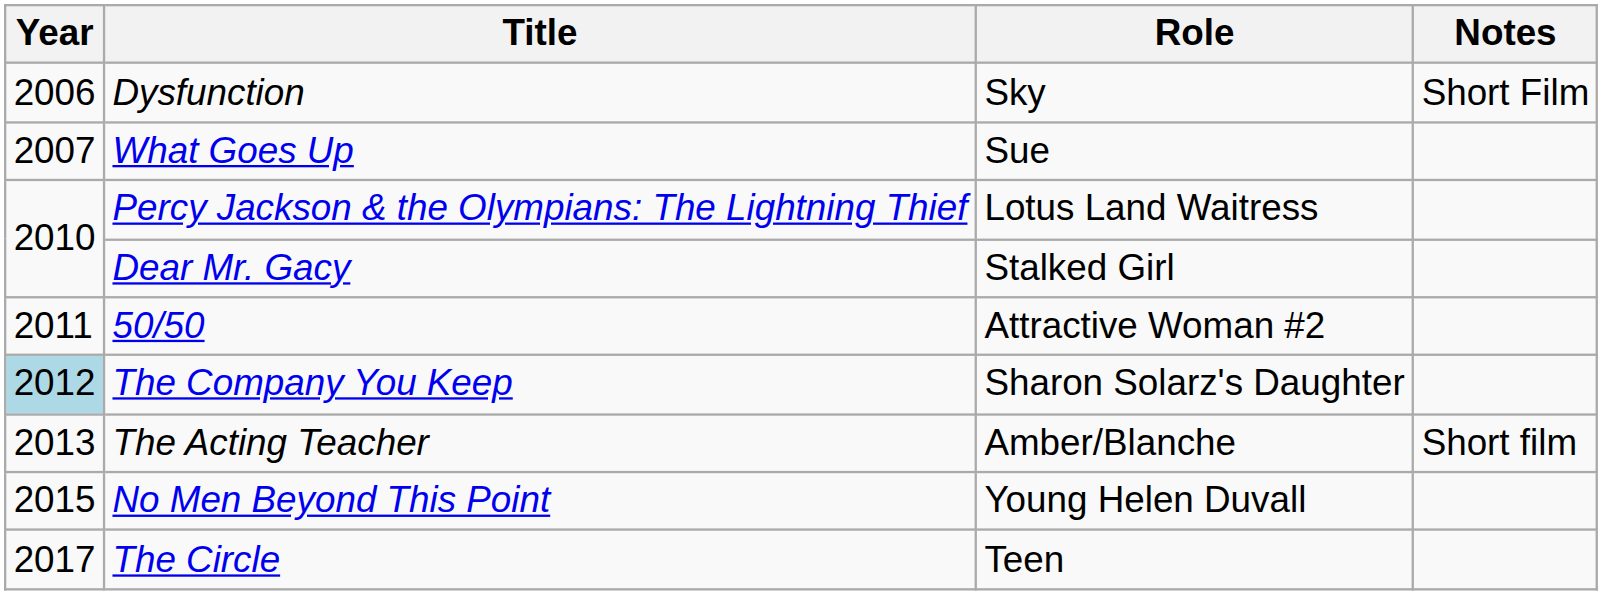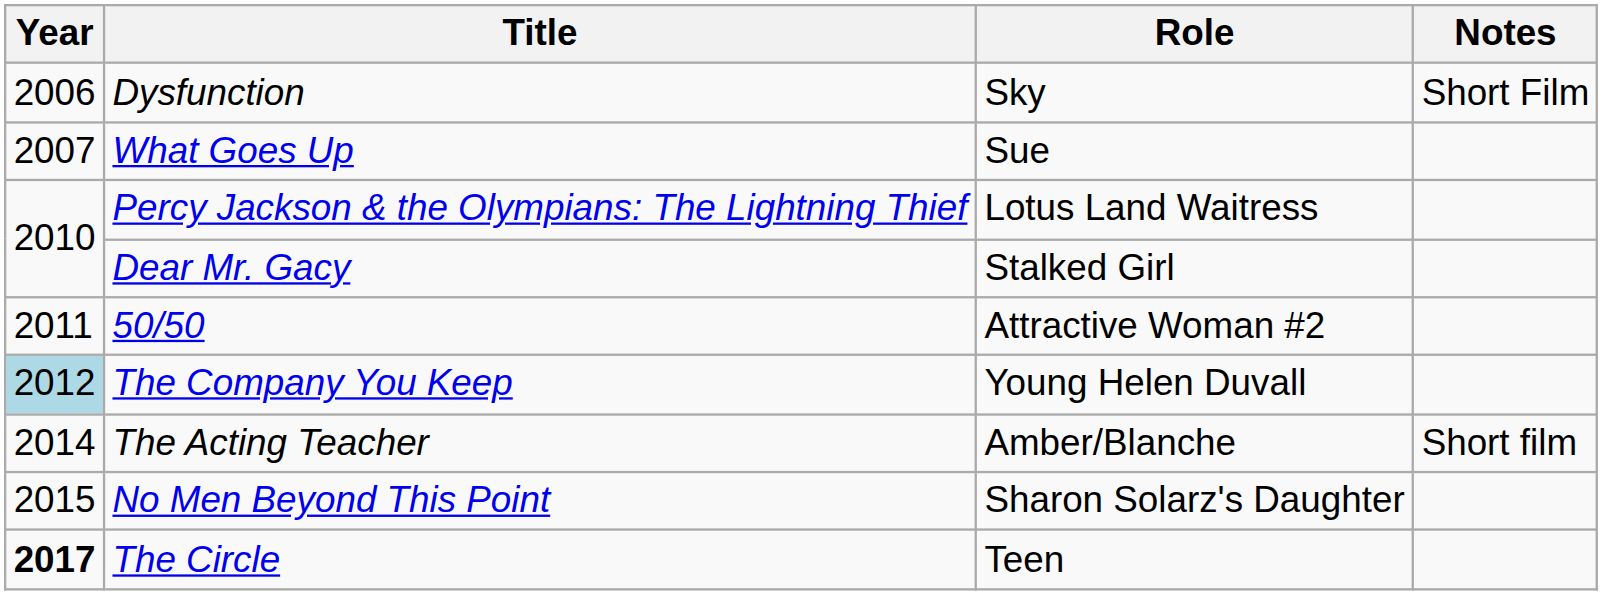(1195, 383) Sharon Solarz's Daughter -> (1145, 383) Young Helen Duvall
(55, 442) 2013 -> (55, 442) 2014
(1145, 500) Young Helen Duvall -> (1195, 500) Sharon Solarz's Daughter
(55, 558) normal -> (55, 558) bold
